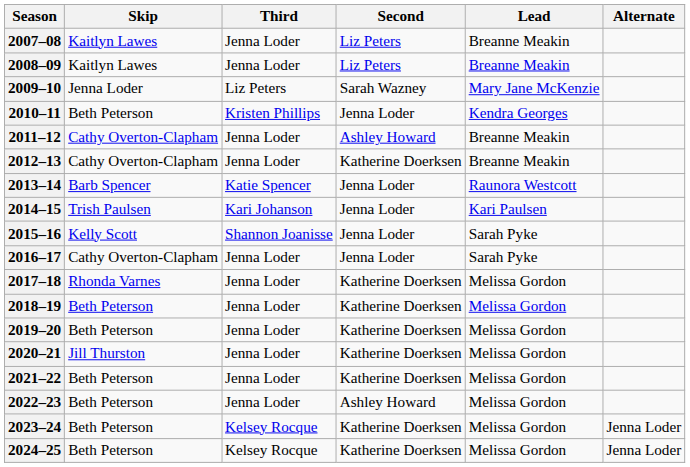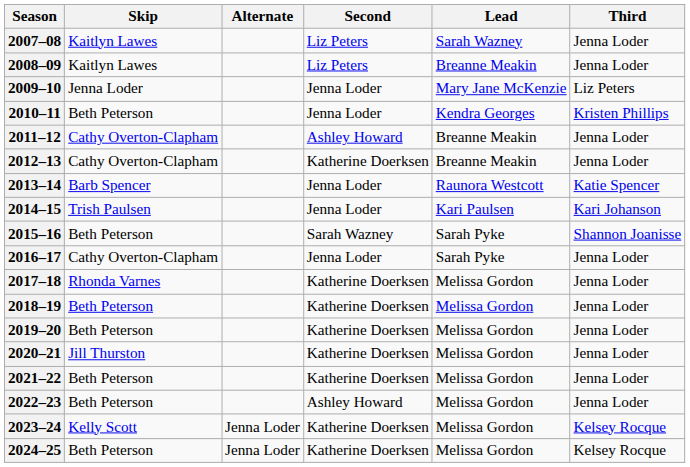columns swapped: (279, 16) <-> (644, 16)
(519, 40) Breanne Meakin -> (479, 40) Sarah Wazney
(383, 88) Sarah Wazney -> (344, 88) Jenna Loder
(103, 233) Kelly Scott -> (111, 233) Beth Peterson
(377, 233) Jenna Loder -> (350, 233) Sarah Wazney
(111, 426) Beth Peterson -> (103, 426) Kelly Scott
